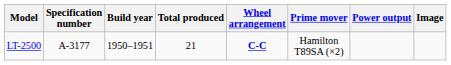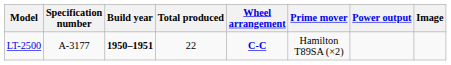(130, 46) normal -> (130, 46) bold
(191, 46) 21 -> (191, 46) 22
